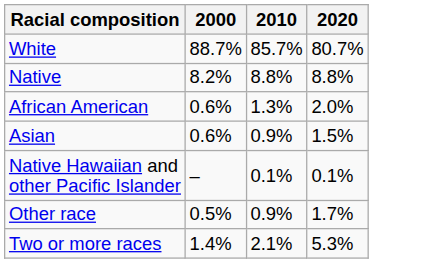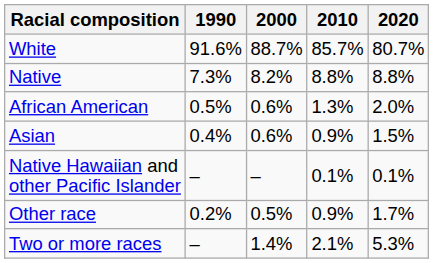+ column: (216, 20)
